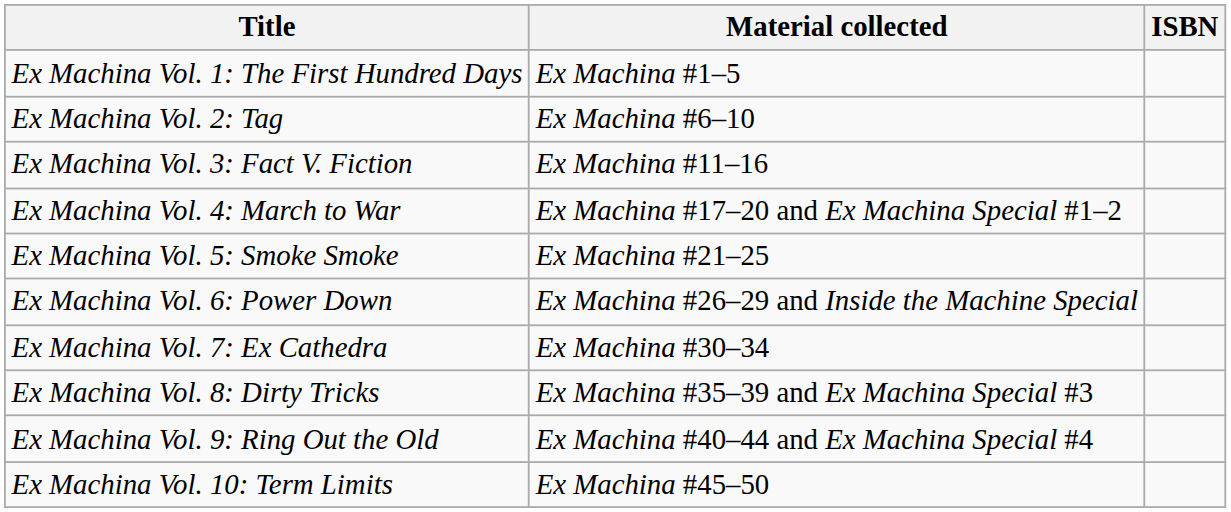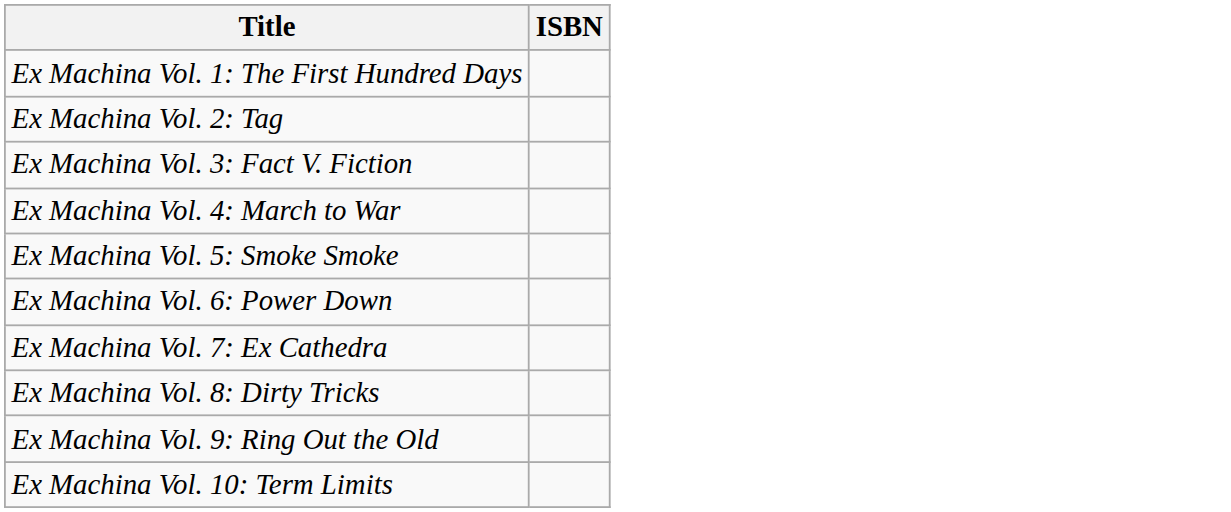- column: (837, 27)
